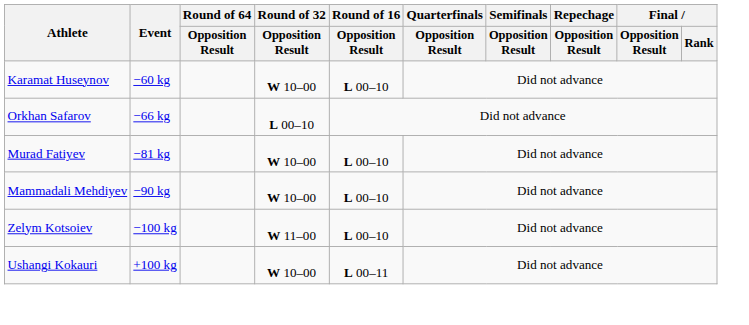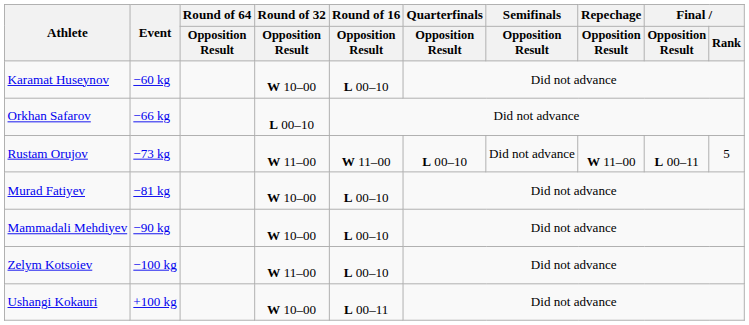+ row: (48, 154)
